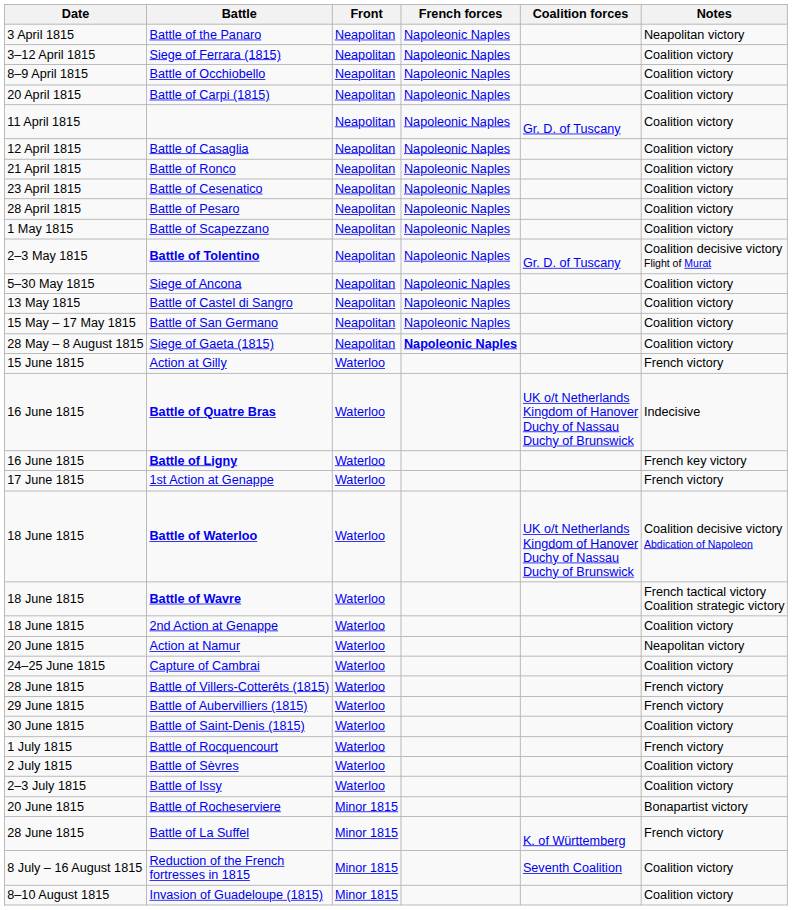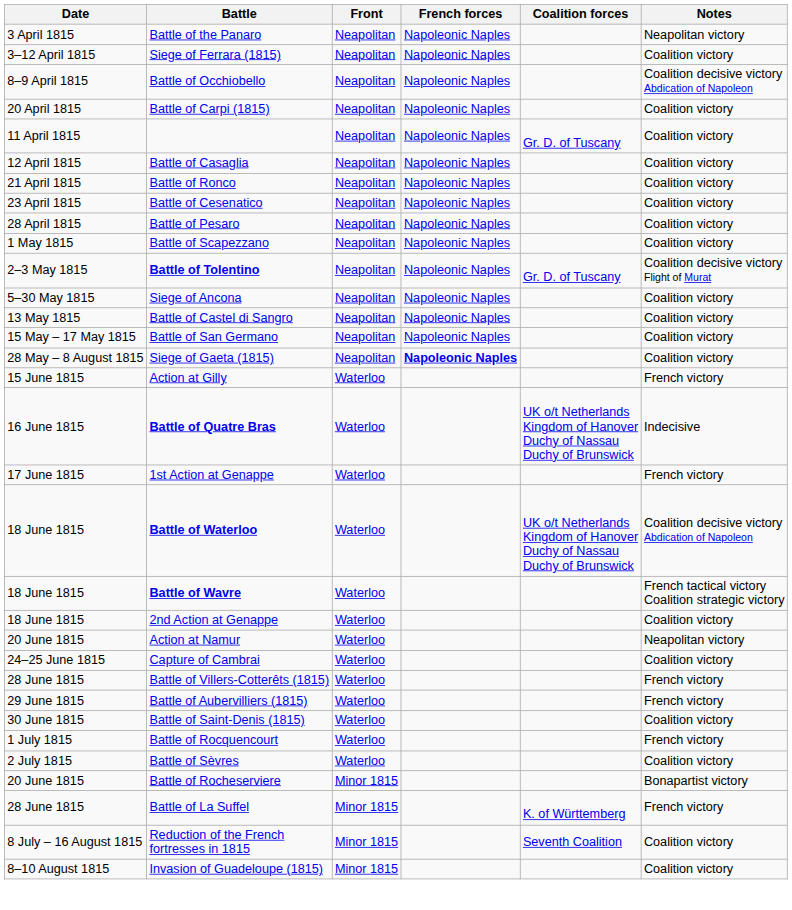(689, 74) Coalition victory -> (713, 81) Coalition decisive victory Abdication of Napoleon
- row: (193, 460)
- row: (186, 786)
